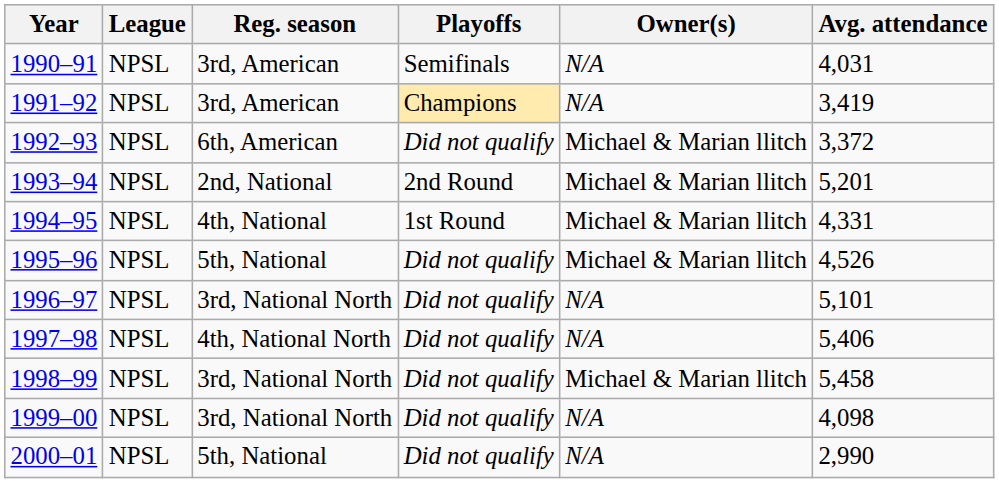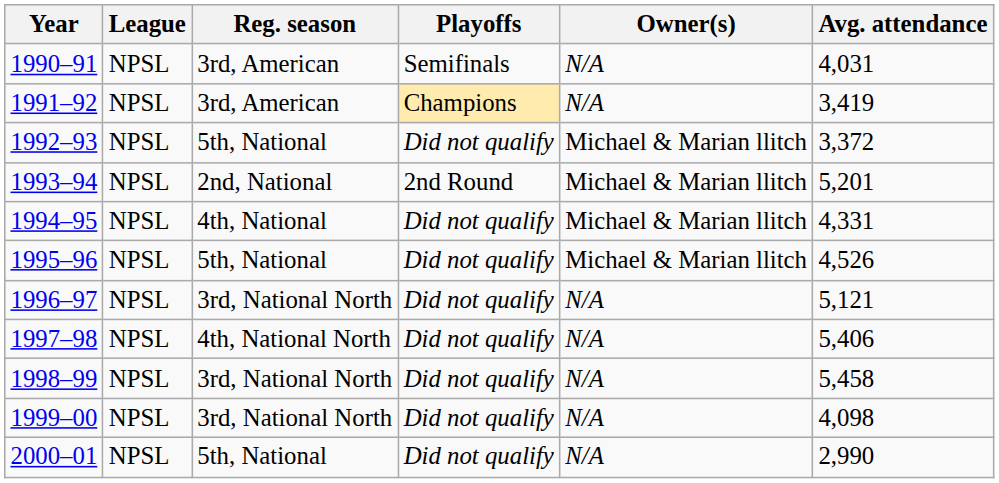(268, 142) 6th, American -> (262, 142) 5th, National
(454, 220) 1st Round -> (479, 220) Did not qualify
(846, 299) 5,101 -> (846, 299) 5,121
(686, 378) Michael & Marian llitch -> (585, 378) N/A
